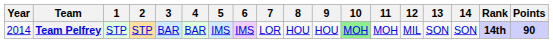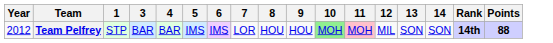- column: (142, 13)
(19, 30) 2014 -> (19, 30) 2012
(386, 30) no background -> (360, 30) pink background
(529, 30) 90 -> (504, 30) 88
